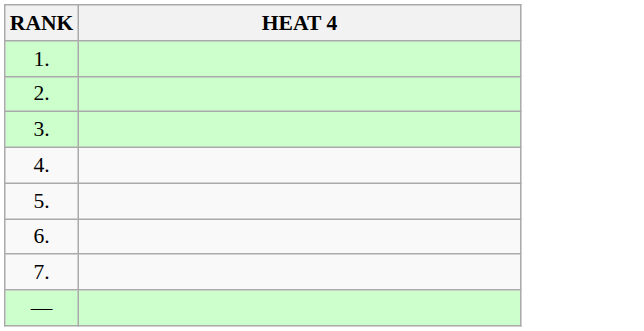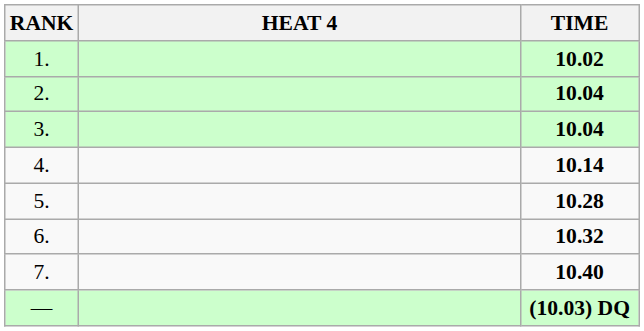+ column: (580, 22)
